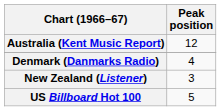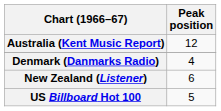(191, 79) 3 -> (191, 79) 6
